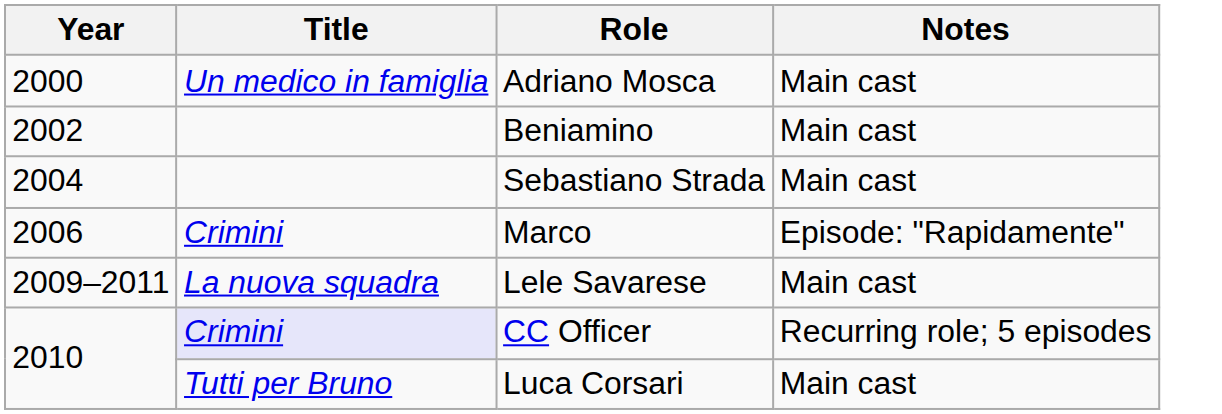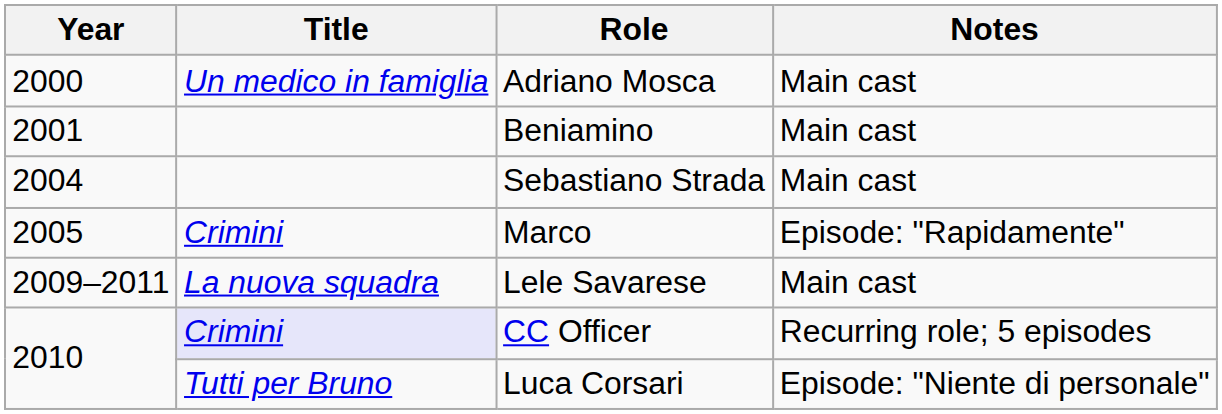(48, 130) 2002 -> (48, 130) 2001
(48, 231) 2006 -> (48, 231) 2005
(848, 383) Main cast -> (995, 383) Episode: "Niente di personale"
